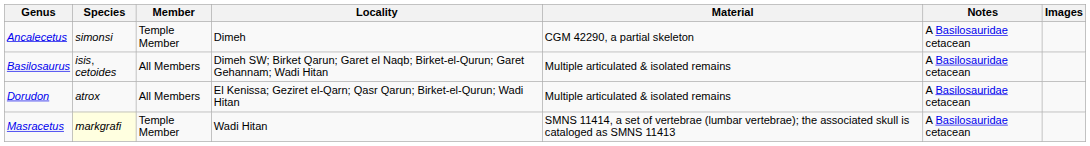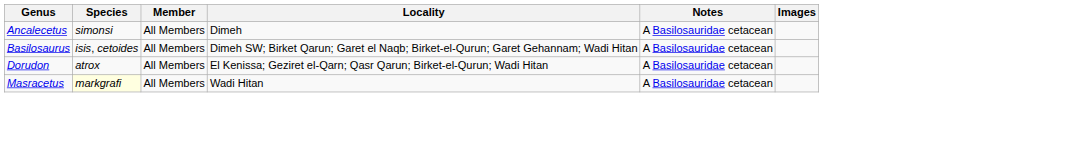- column: (733, 13)
(159, 36) Temple Member -> (174, 30) All Members
(159, 126) Temple Member -> (174, 83) All Members
